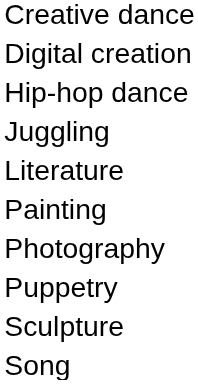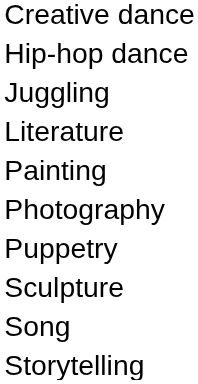- row: (98, 53)
+ row: (74, 365)
